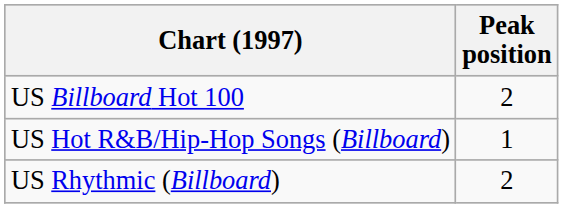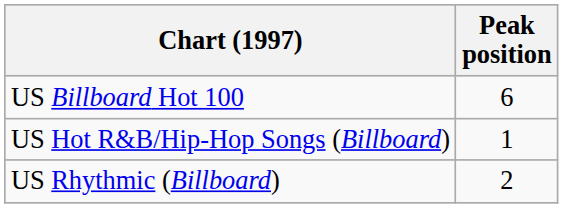(507, 97) 2 -> (507, 97) 6
